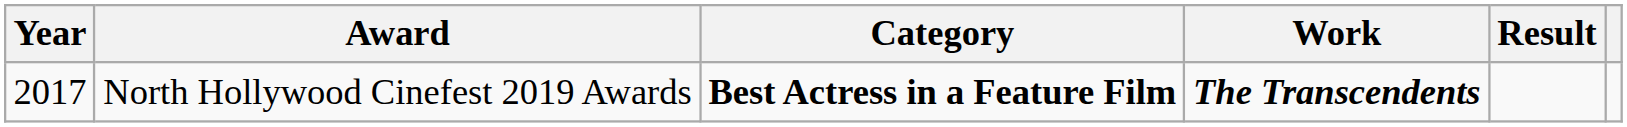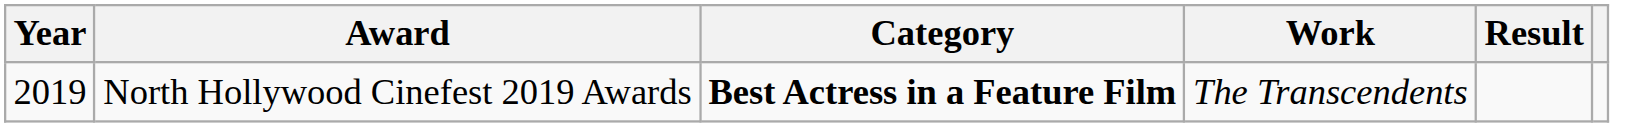(50, 91) 2017 -> (50, 91) 2019
(1337, 91) bold -> (1330, 91) normal
